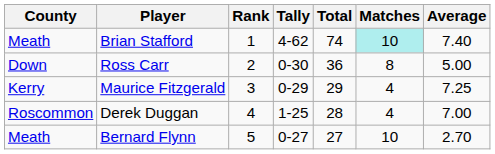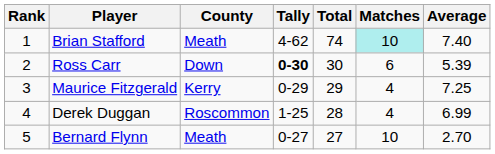columns swapped: (251, 16) <-> (51, 16)
(293, 64) normal -> (293, 64) bold
(335, 64) 36 -> (335, 64) 30
(390, 64) 8 -> (390, 64) 6
(457, 64) 5.00 -> (457, 64) 5.39
(457, 112) 7.00 -> (457, 112) 6.99
